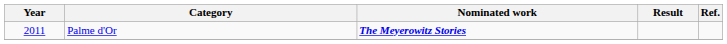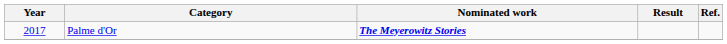(34, 30) 2011 -> (34, 30) 2017
